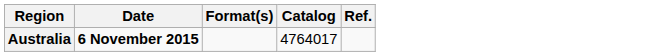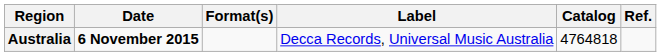+ column: (417, 16)
(309, 39) 4764017 -> (589, 39) 4764818
